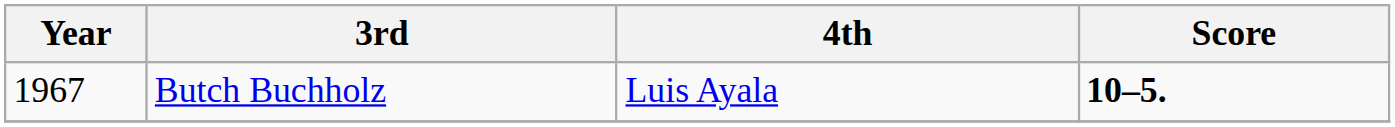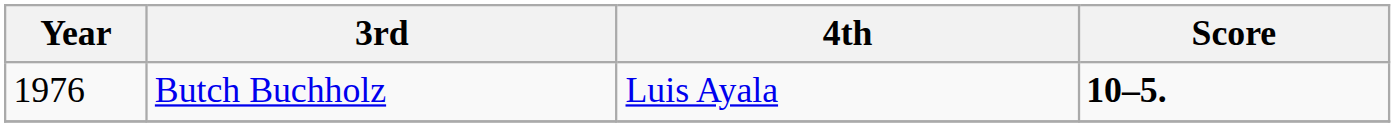(49, 90) 1967 -> (49, 90) 1976
